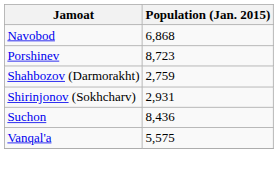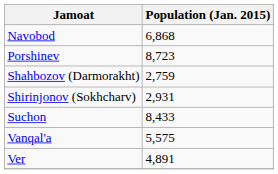(160, 117) 8,436 -> (160, 117) 8,433
+ row: (16, 158)
